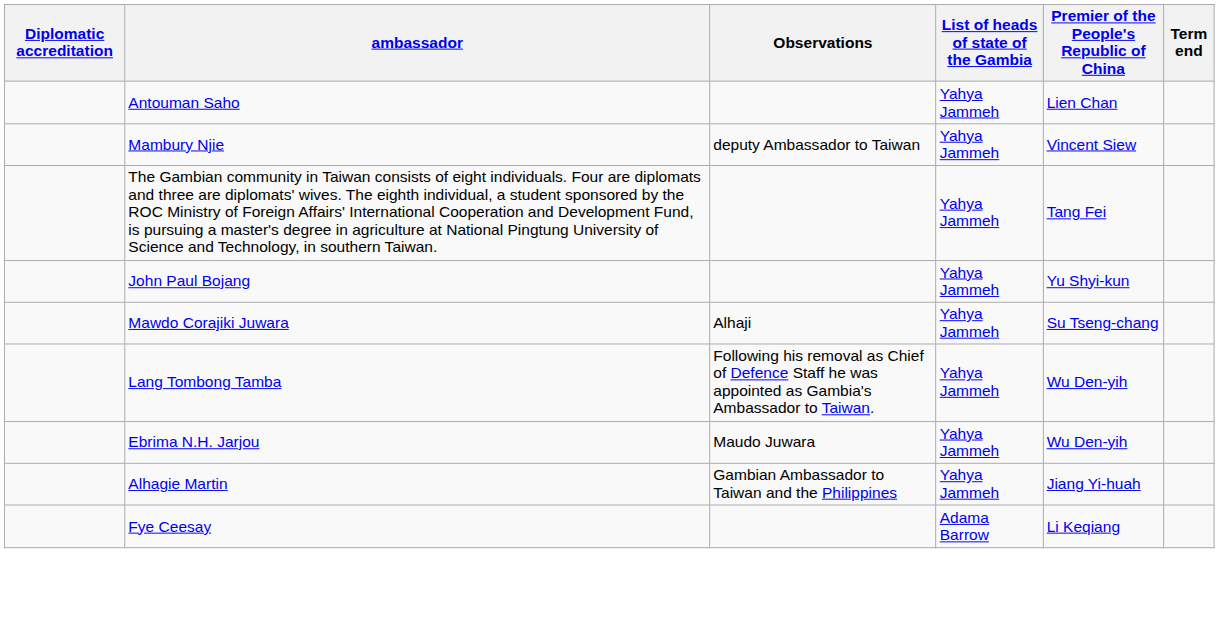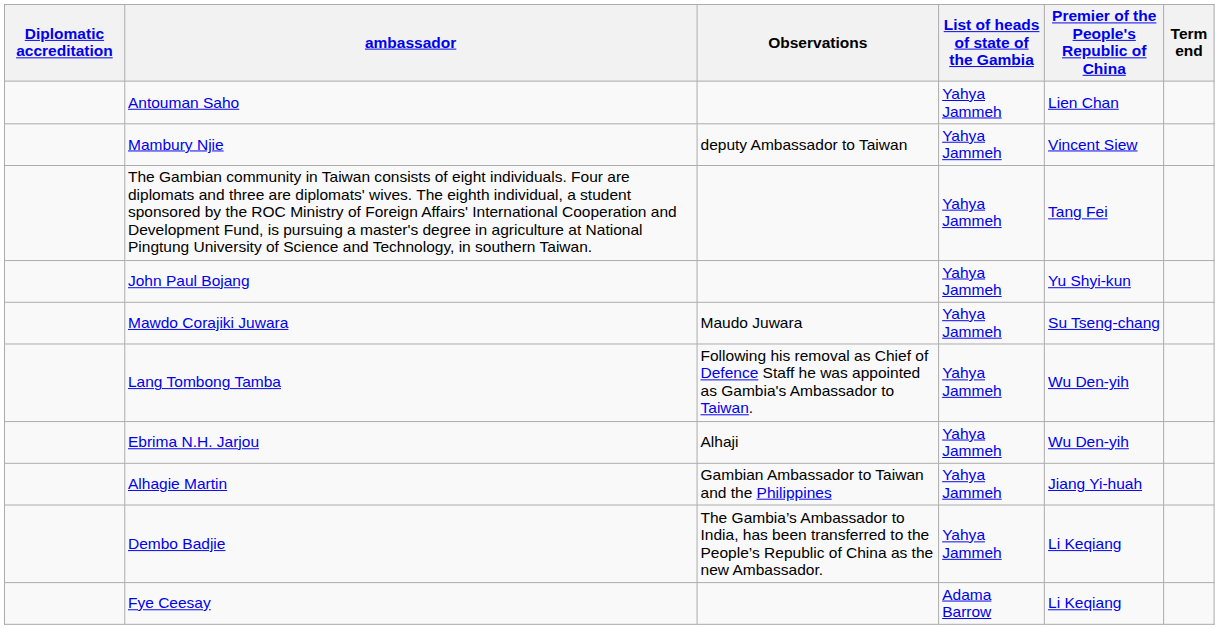(732, 323) Alhaji -> (751, 323) Maudo Juwara
(764, 442) Maudo Juwara -> (719, 442) Alhaji
+ row: (177, 543)
